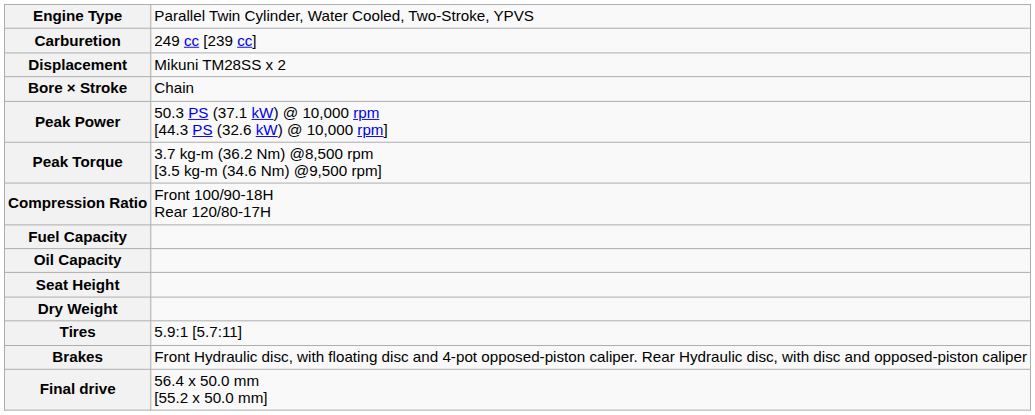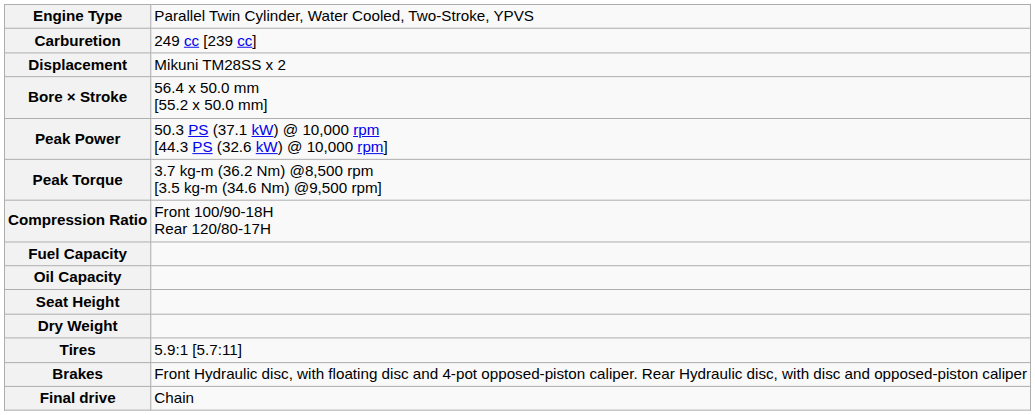(174, 88) Chain -> (211, 97) 56.4 x 50.0 mm [55.2 x 50.0 mm]
(211, 389) 56.4 x 50.0 mm [55.2 x 50.0 mm] -> (174, 398) Chain
